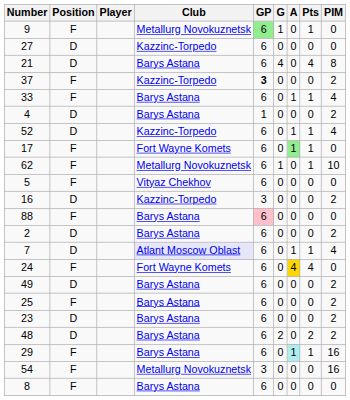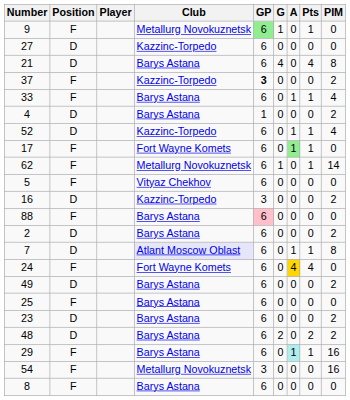(334, 166) 10 -> (334, 166) 14
(334, 251) 4 -> (334, 251) 8
(334, 302) 2 -> (334, 302) 0
